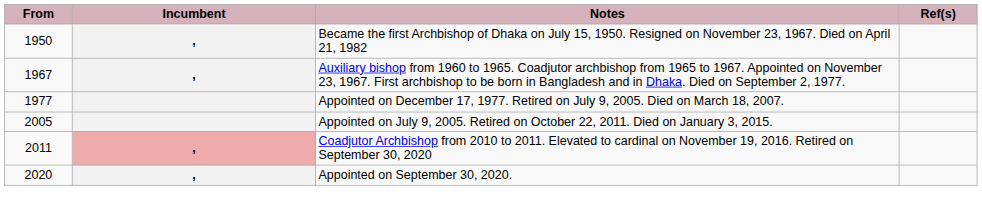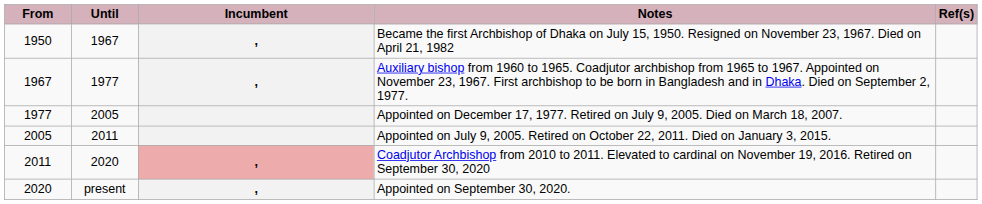+ column: (105, 14)
